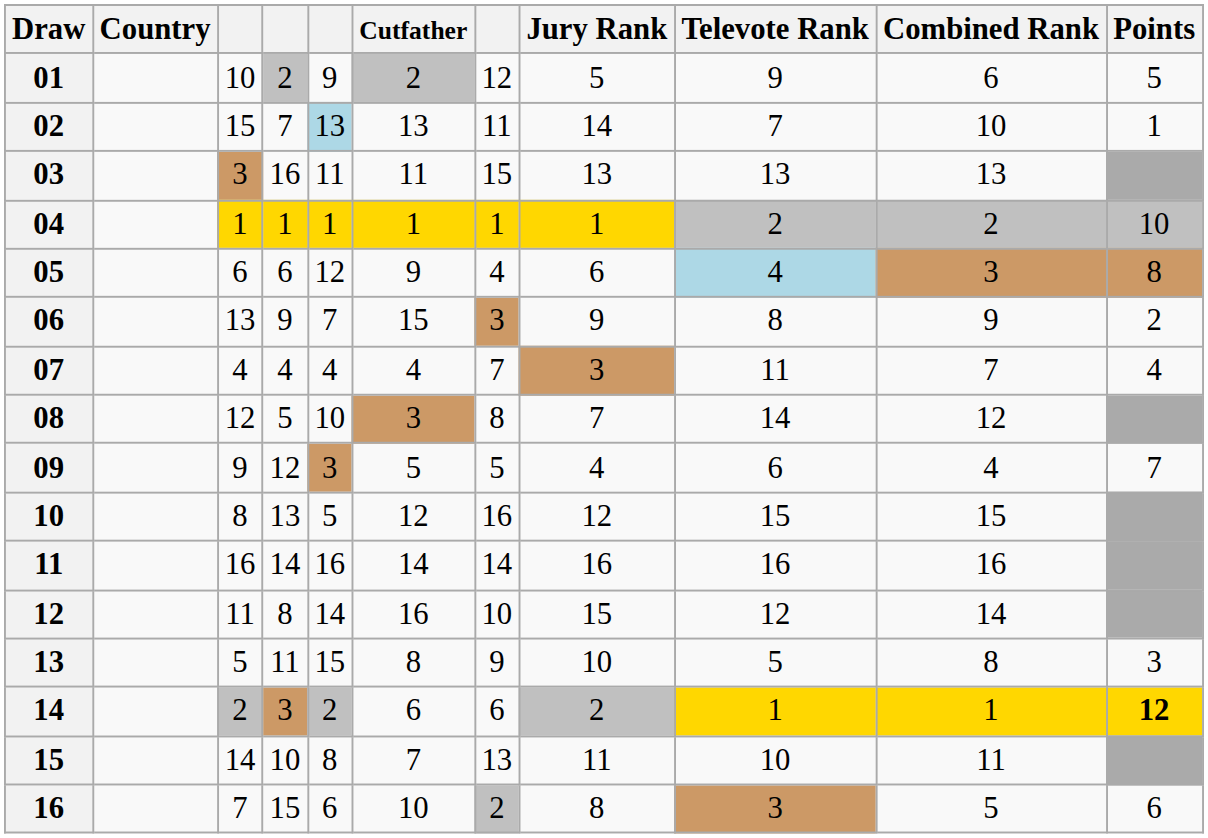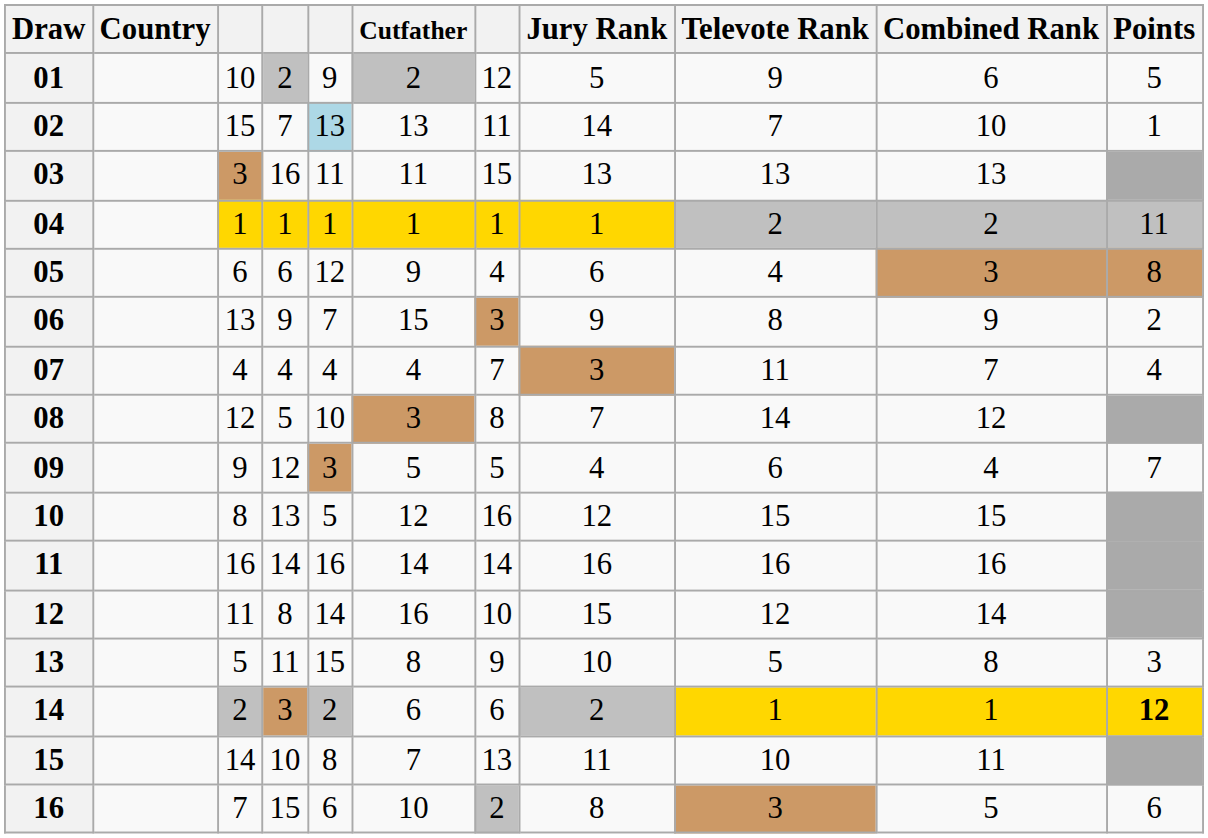(1154, 223) 10 -> (1154, 223) 11
(775, 272) lightblue background -> (775, 272) no background
